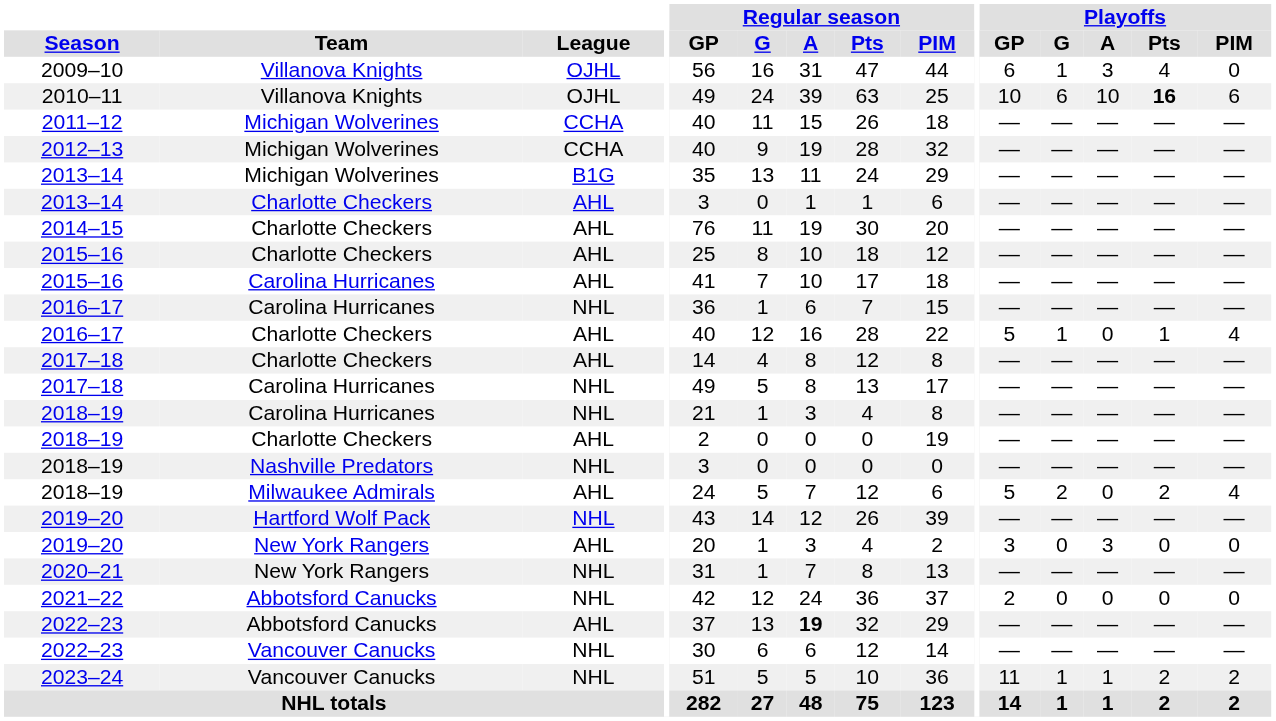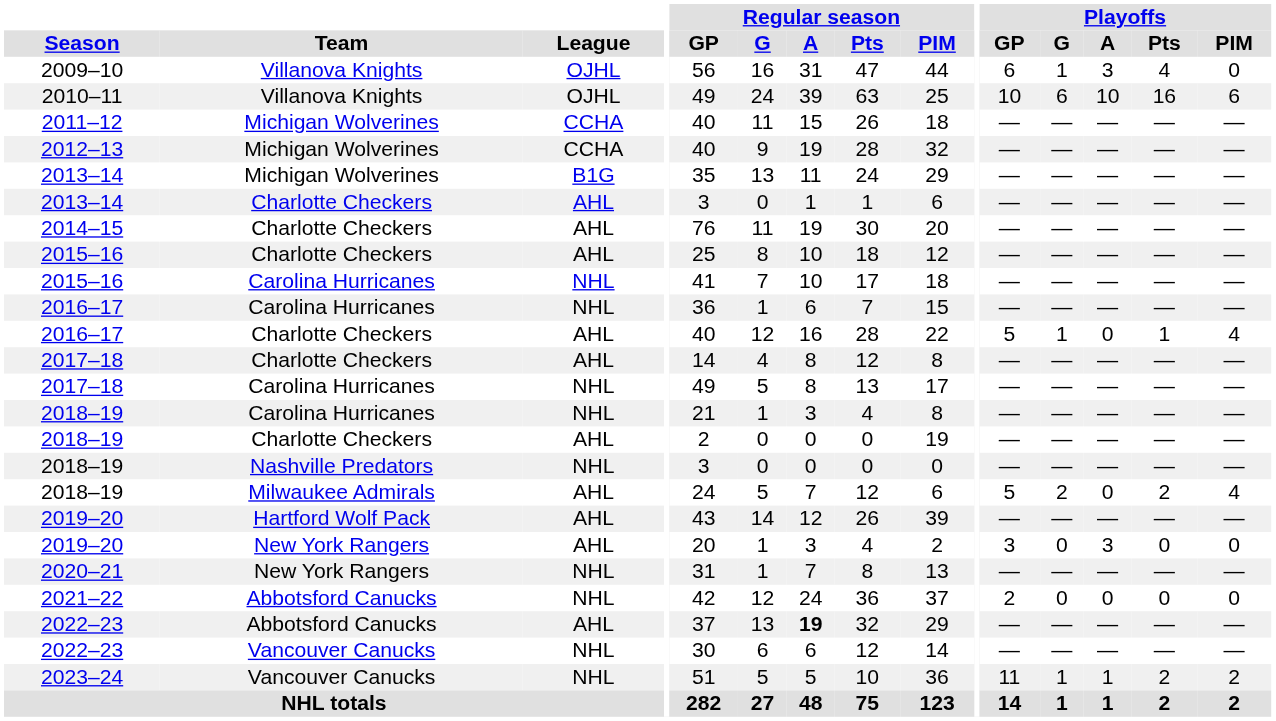(1164, 96) bold -> (1164, 96) normal
(593, 281) AHL -> (593, 281) NHL
(593, 518) NHL -> (593, 518) AHL
